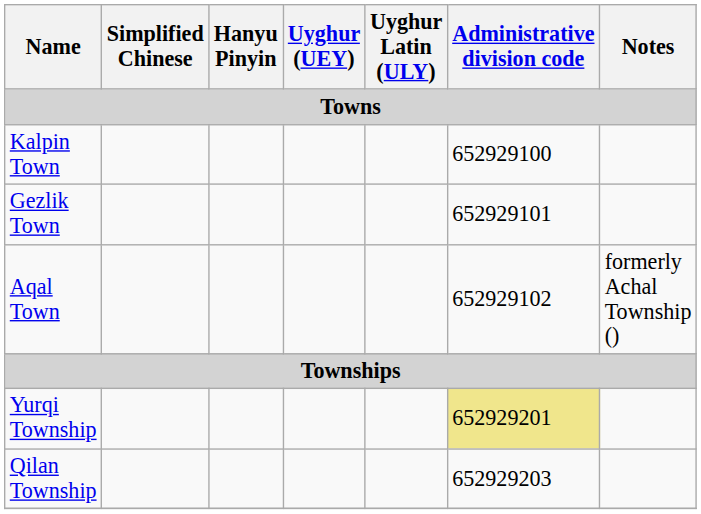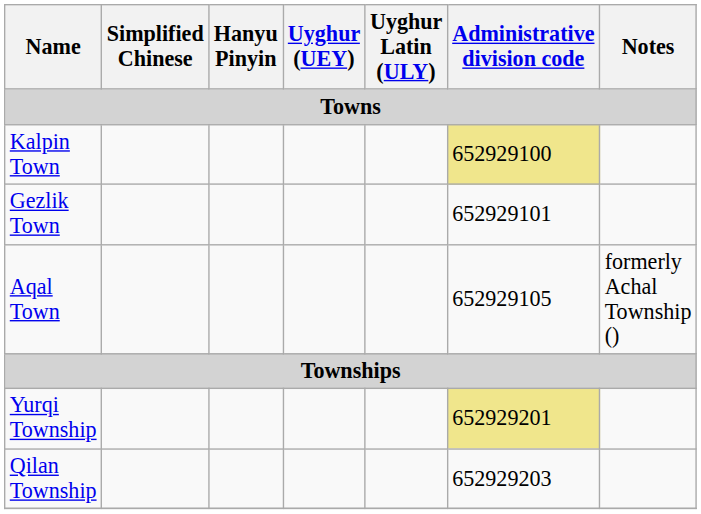(502, 154) no background -> (502, 154) khaki background
(502, 298) 652929102 -> (502, 298) 652929105
